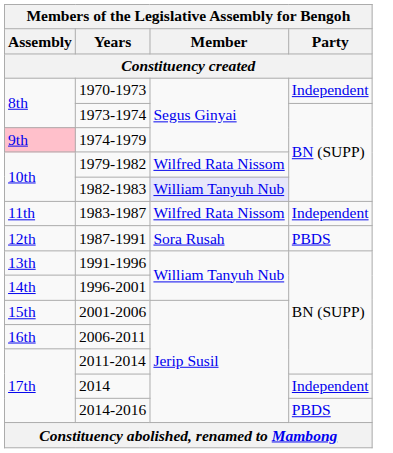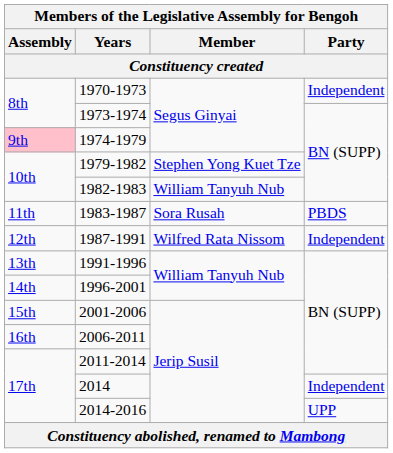(219, 164) Wilfred Rata Nissom -> (227, 164) Stephen Yong Kuet Tze
(219, 189) lavender background -> (219, 189) no background
(219, 213) Wilfred Rata Nissom -> (189, 213) Sora Rusah
(330, 213) Independent -> (327, 213) PBDS
(189, 238) Sora Rusah -> (219, 238) Wilfred Rata Nissom
(311, 238) PBDS -> (346, 238) Independent
(311, 410) PBDS -> (322, 410) UPP
